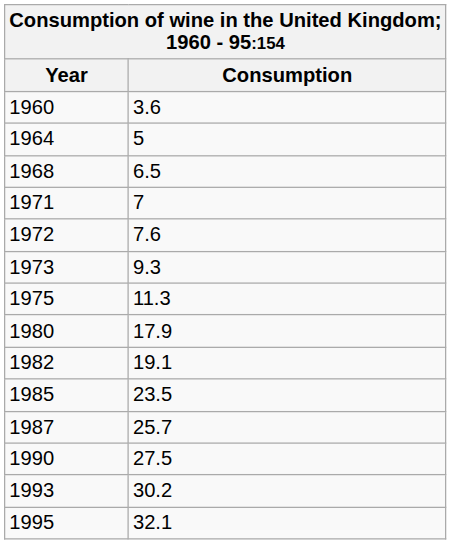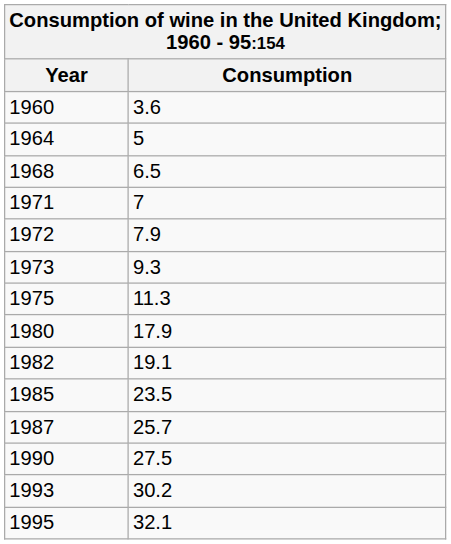(147, 235) 7.6 -> (147, 235) 7.9
